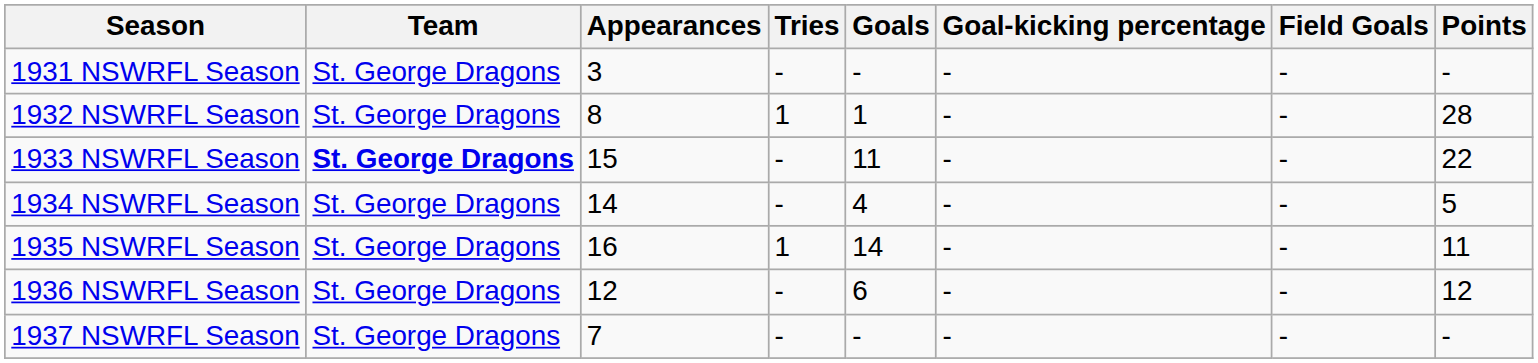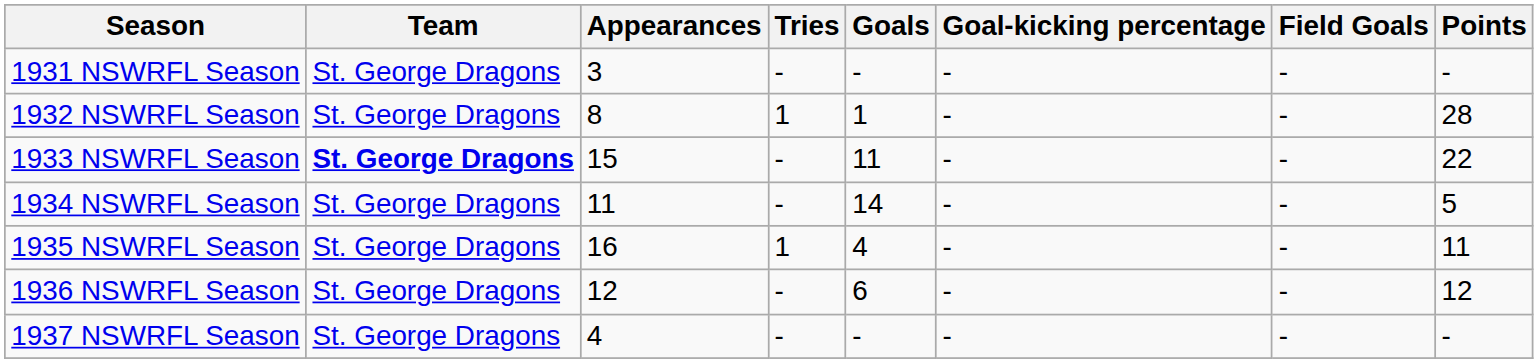(602, 203) 14 -> (601, 203) 11
(860, 203) 4 -> (868, 203) 14
(868, 247) 14 -> (860, 247) 4
(594, 335) 7 -> (594, 335) 4
